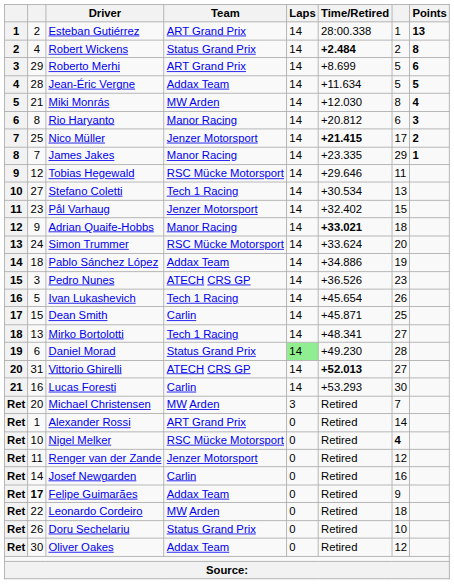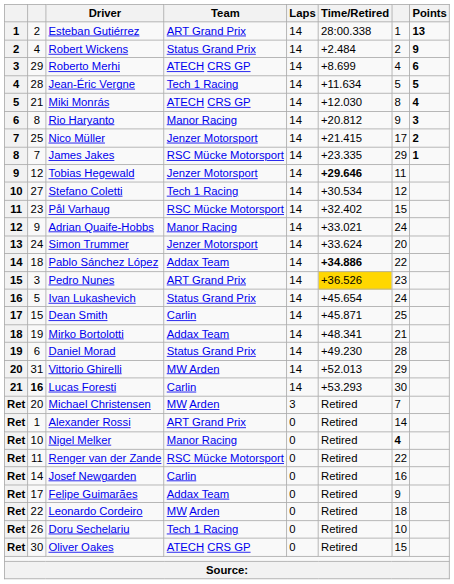(338, 48) bold -> (338, 48) normal
(416, 48) 8 -> (416, 48) 9
(206, 66) ART Grand Prix -> (209, 66) ATECH CRS GP
(398, 66) 5 -> (398, 66) 4
(198, 84) Addax Team -> (203, 84) Tech 1 Racing
(193, 102) MW Arden -> (209, 102) ATECH CRS GP
(398, 120) 6 -> (398, 120) 9
(342, 137) bold -> (342, 137) normal
(202, 155) Manor Racing -> (225, 155) RSC Mücke Motorsport
(225, 173) RSC Mücke Motorsport -> (212, 173) Jenzer Motorsport
(342, 173) normal -> (342, 173) bold
(401, 191) 13 -> (401, 191) 12
(212, 209) Jenzer Motorsport -> (225, 209) RSC Mücke Motorsport
(342, 226) bold -> (342, 226) normal
(401, 226) 18 -> (401, 226) 24
(225, 244) RSC Mücke Motorsport -> (212, 244) Jenzer Motorsport
(342, 262) normal -> (342, 262) bold
(401, 262) 19 -> (401, 262) 22
(209, 280) ATECH CRS GP -> (206, 280) ART Grand Prix
(342, 280) no background -> (342, 280) gold background
(203, 298) Tech 1 Racing -> (211, 298) Status Grand Prix
(401, 298) 26 -> (401, 298) 24
(37, 333) 13 -> (37, 333) 19
(203, 333) Tech 1 Racing -> (198, 333) Addax Team
(401, 333) 27 -> (401, 333) 21
(296, 351) lightgreen background -> (296, 351) no background
(209, 369) ATECH CRS GP -> (193, 369) MW Arden
(342, 369) bold -> (342, 369) normal
(401, 369) 27 -> (401, 369) 29
(37, 387) normal -> (37, 387) bold
(225, 440) RSC Mücke Motorsport -> (202, 440) Manor Racing
(212, 458) Jenzer Motorsport -> (225, 458) RSC Mücke Motorsport
(401, 458) 12 -> (401, 458) 22
(37, 493) bold -> (37, 493) normal
(211, 529) Status Grand Prix -> (203, 529) Tech 1 Racing
(198, 547) Addax Team -> (209, 547) ATECH CRS GP
(401, 547) 12 -> (401, 547) 15
